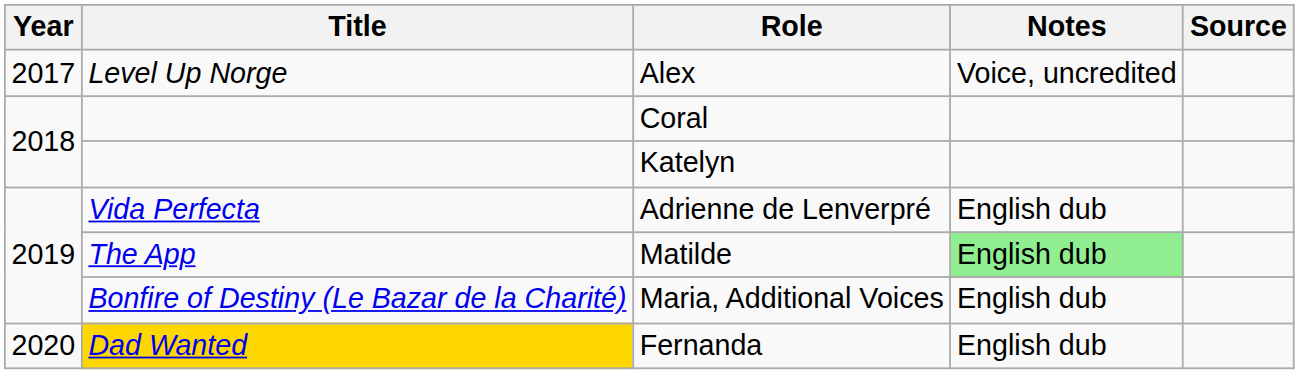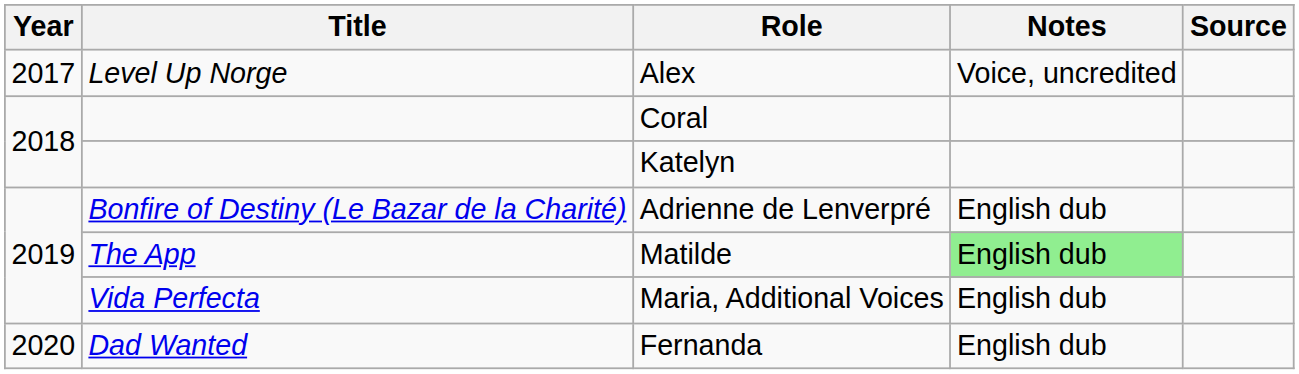(174, 208) Vida Perfecta -> (357, 208) Bonfire of Destiny (Le Bazar de la Charité)
(357, 299) Bonfire of Destiny (Le Bazar de la Charité) -> (174, 299) Vida Perfecta
(168, 345) gold background -> (168, 345) no background
